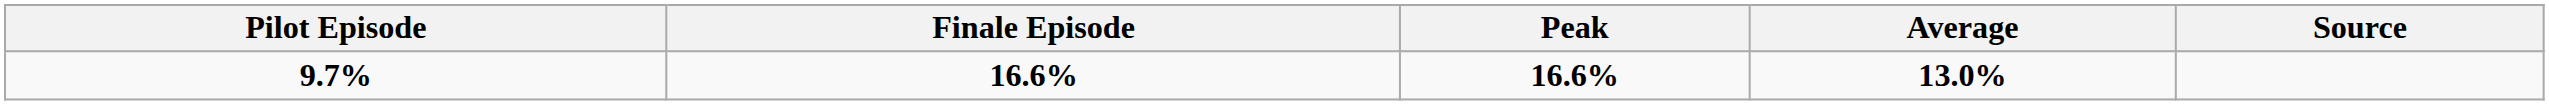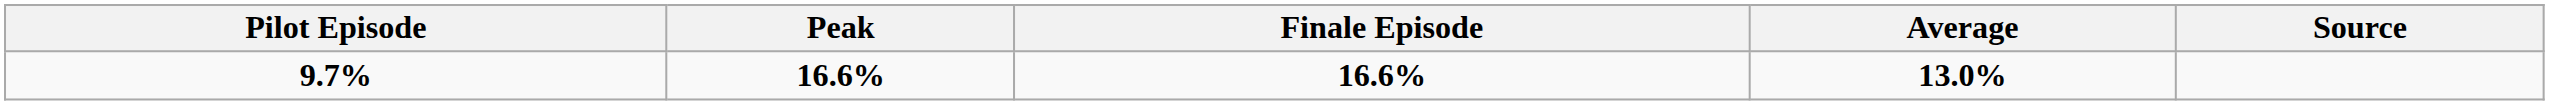columns swapped: (1034, 27) <-> (1575, 27)
